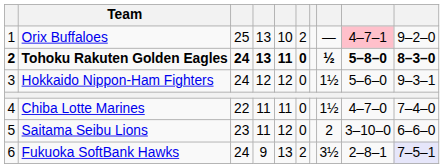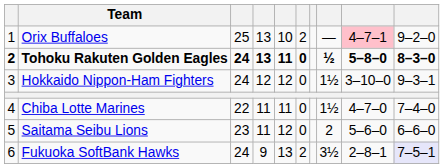(368, 80) 5–6–0 -> (368, 80) 3–10–0
(368, 130) 3–10–0 -> (368, 130) 5–6–0
